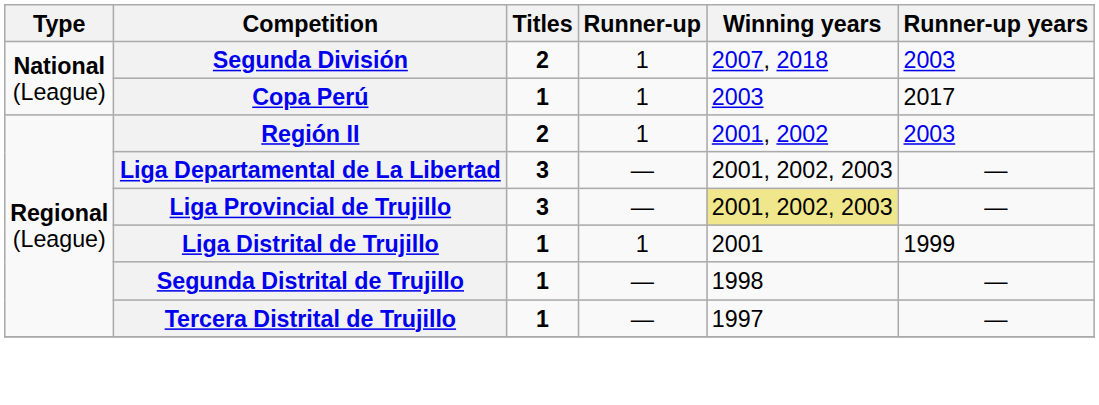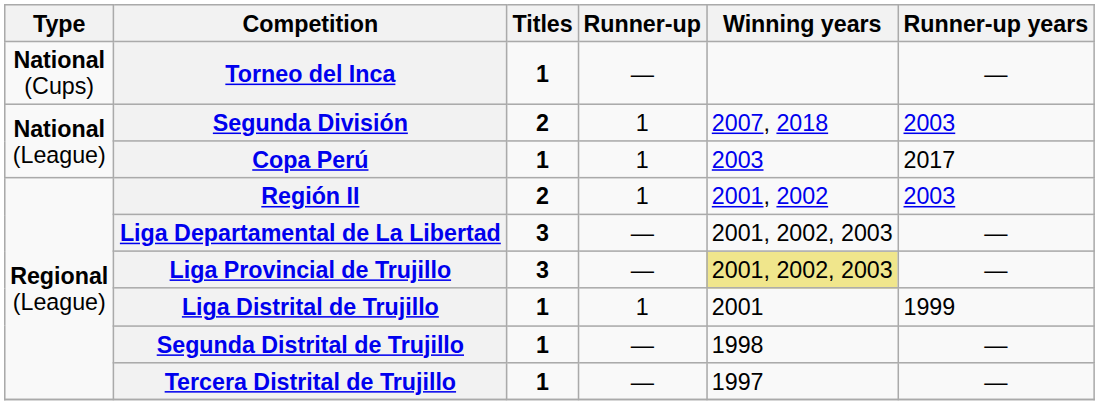+ row: (310, 73)
